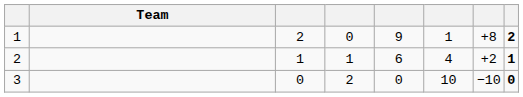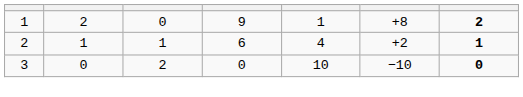- column: (152, 15)
